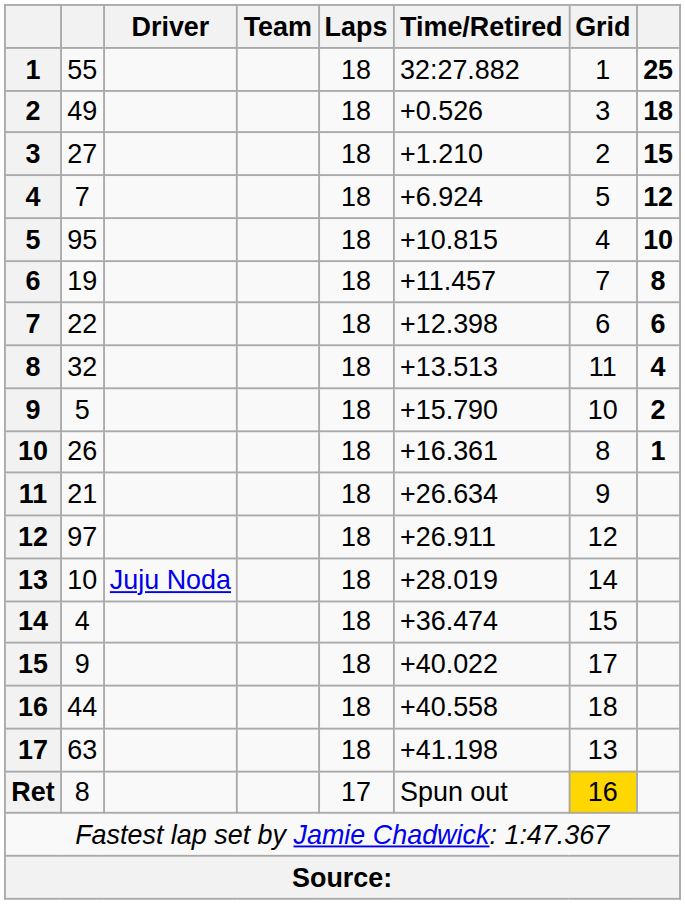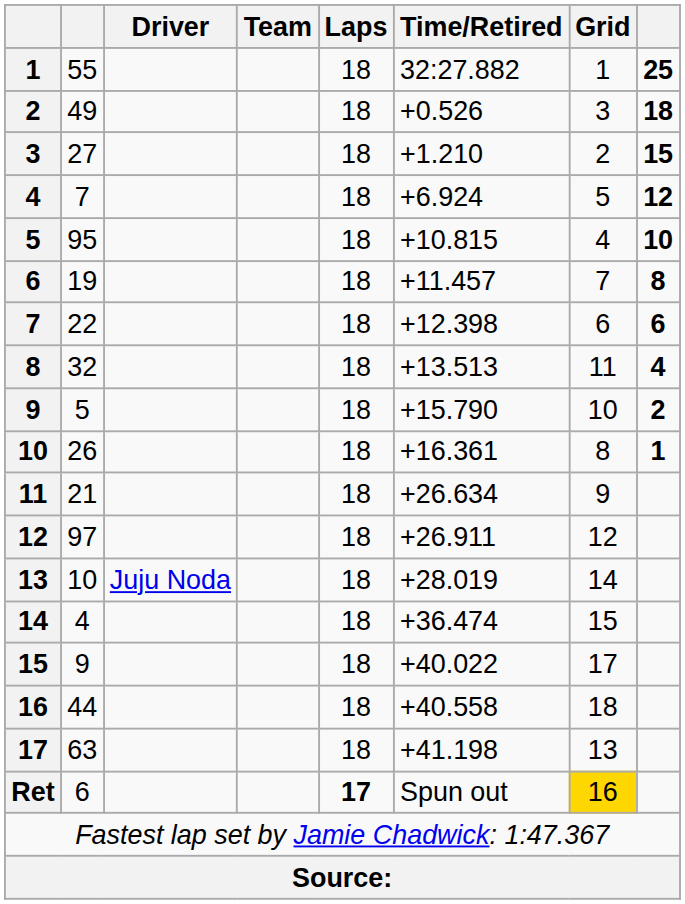(82, 792) 8 -> (82, 792) 6
(356, 792) normal -> (356, 792) bold
